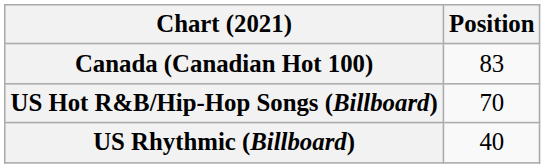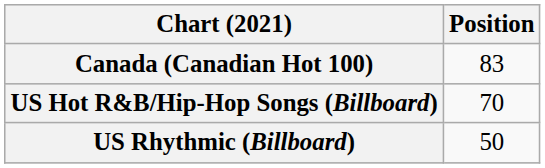(492, 142) 40 -> (492, 142) 50
